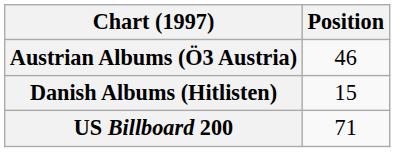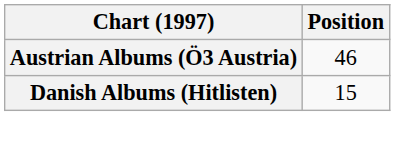- row: (153, 127)
